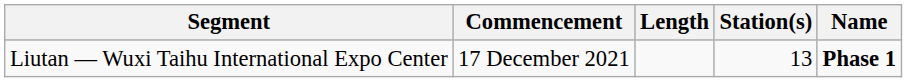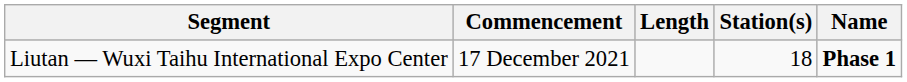(801, 58) 13 -> (801, 58) 18
